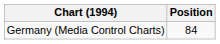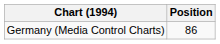(191, 30) 84 -> (191, 30) 86
